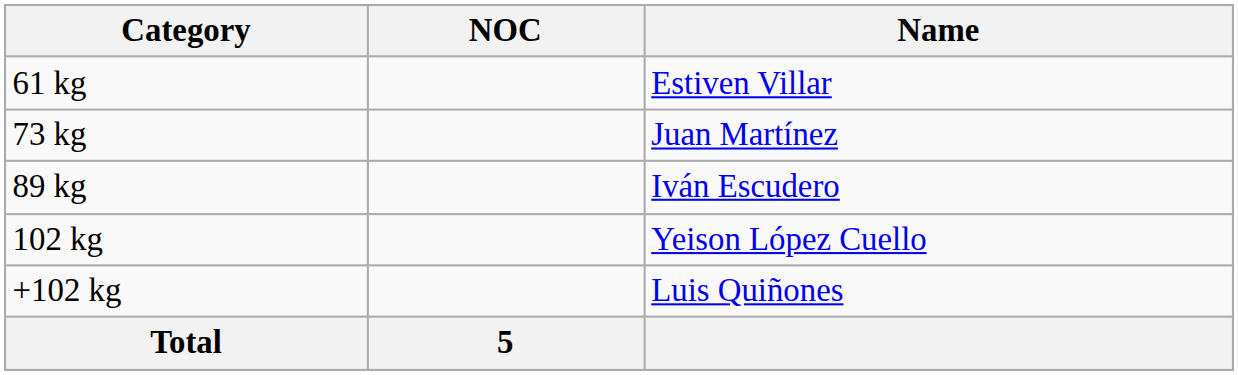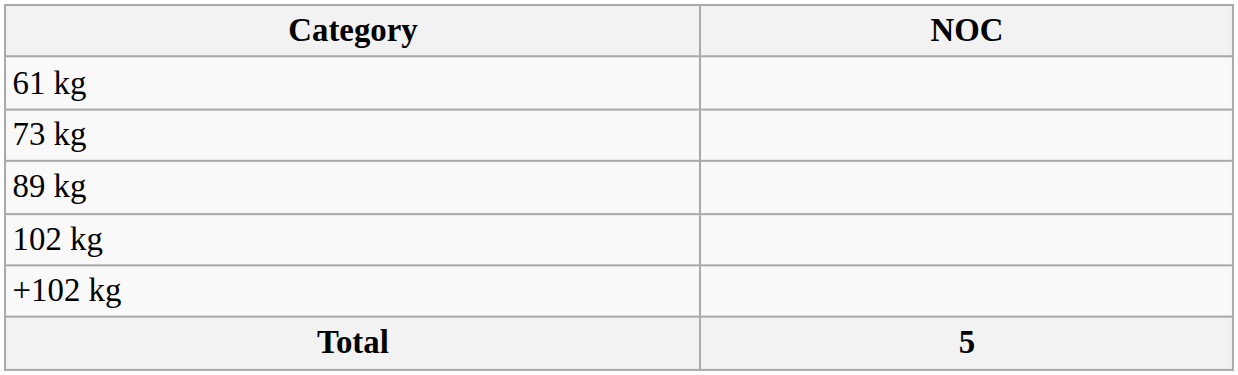- column: (938, 30)
